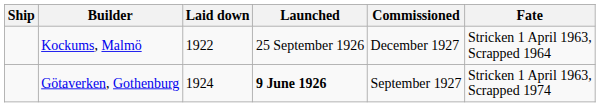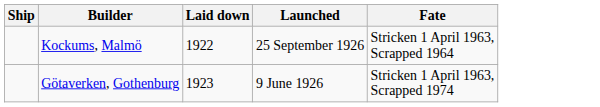- column: (416, 15)
(200, 83) 1924 -> (200, 83) 1923
(291, 83) bold -> (290, 83) normal
